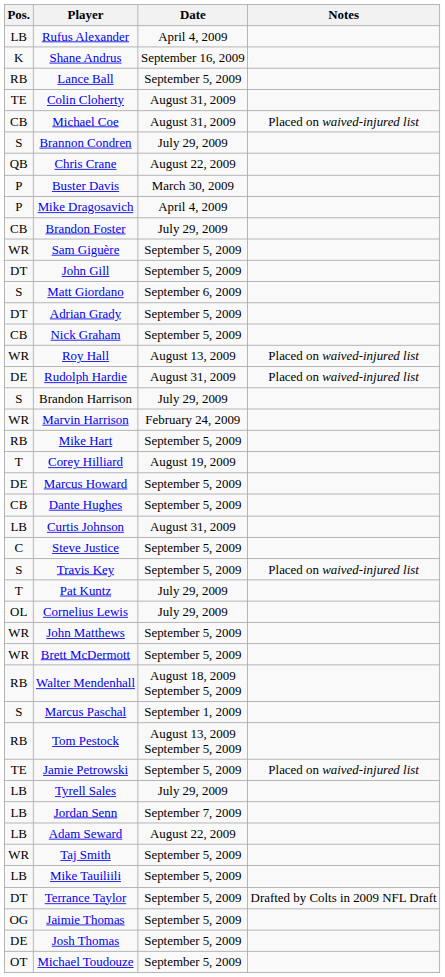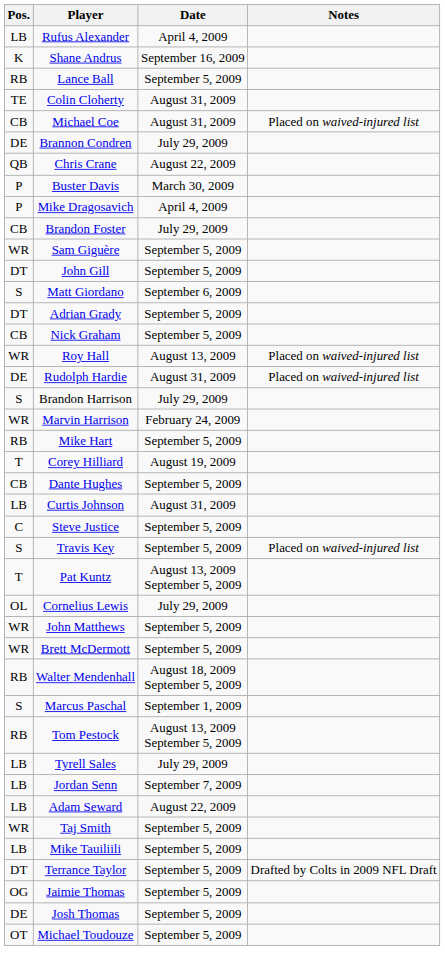(19, 143) S -> (19, 143) DE
- row: (86, 484)
(193, 590) July 29, 2009 -> (193, 576) August 13, 2009 September 5, 2009
- row: (86, 770)
